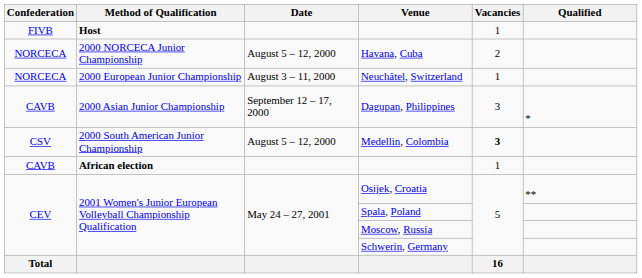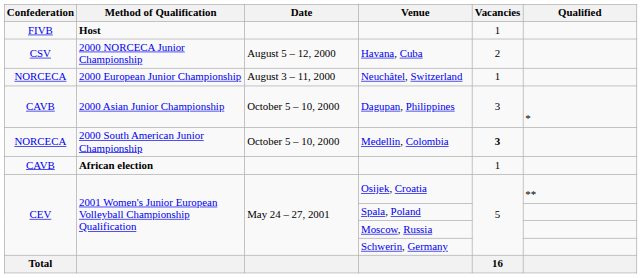(40, 53) NORCECA -> (40, 53) CSV
(289, 106) September 12 – 17, 2000 -> (293, 106) October 5 – 10, 2000
(40, 142) CSV -> (40, 142) NORCECA
(291, 142) August 5 – 12, 2000 -> (293, 142) October 5 – 10, 2000
